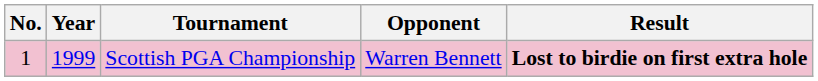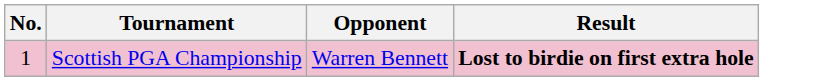- column: (74, 22)
